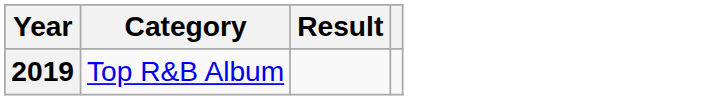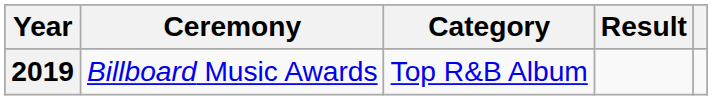+ column: (232, 26)
